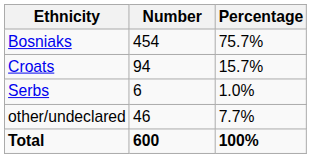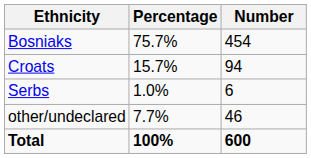columns swapped: (172, 16) <-> (261, 16)
